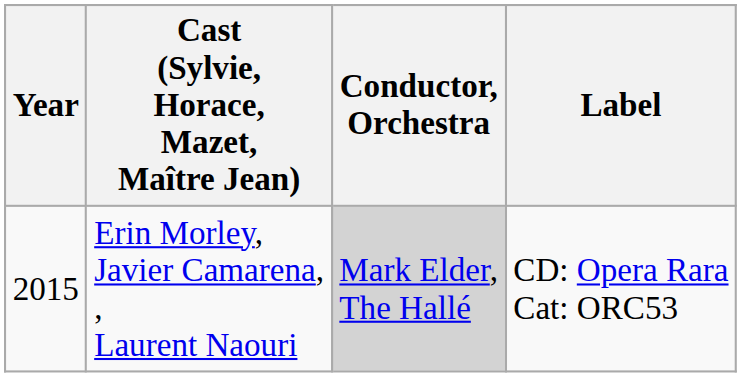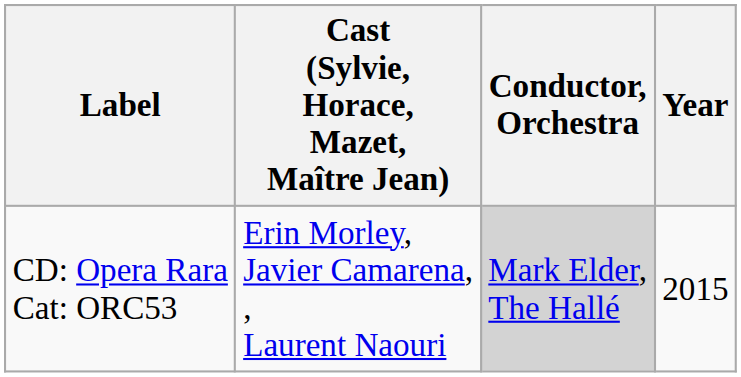columns swapped: (46, 105) <-> (621, 105)
